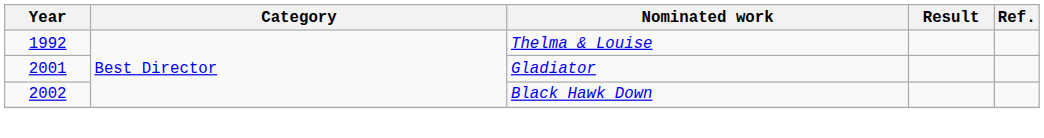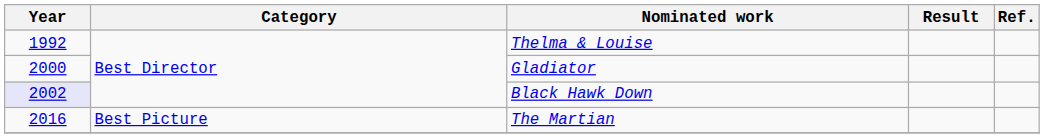(48, 69) 2001 -> (48, 69) 2000
(48, 94) no background -> (48, 94) lavender background
+ row: (563, 120)
